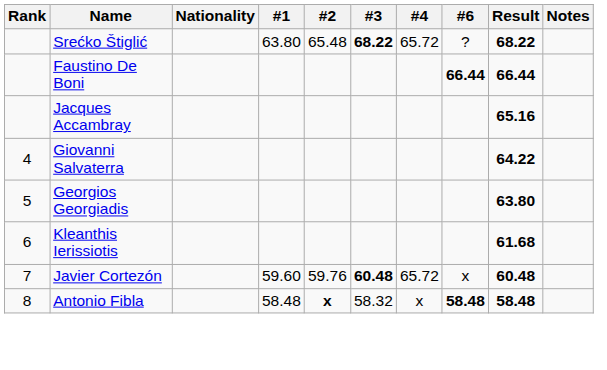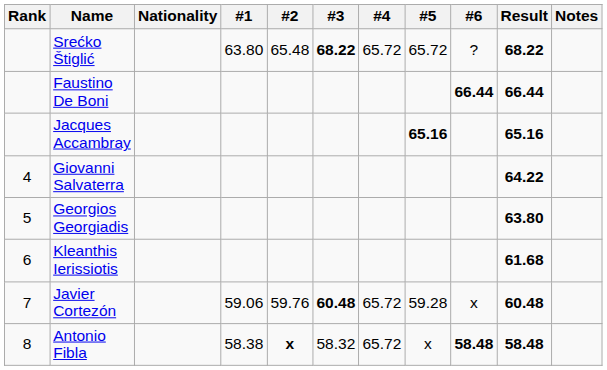+ column: (428, 16)
(281, 276) 59.60 -> (244, 302) 59.06
(281, 301) 58.48 -> (244, 344) 58.38
(419, 301) x -> (382, 344) 65.72
